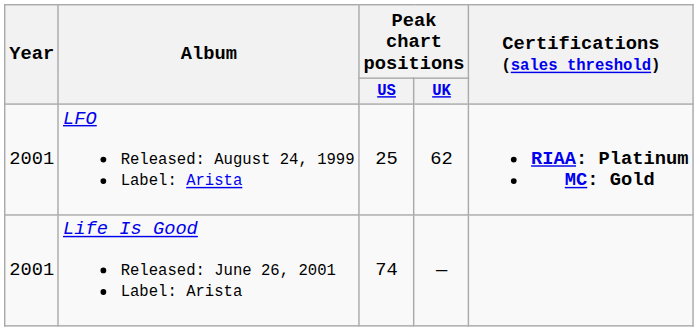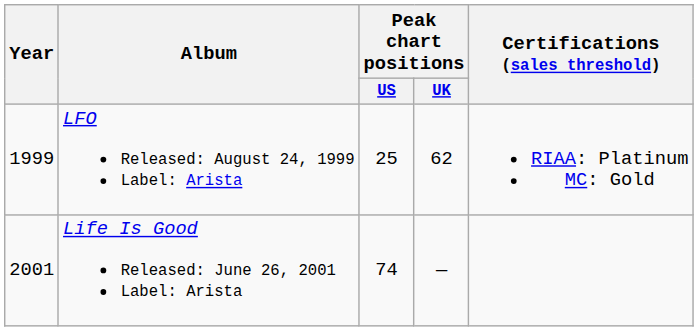(32, 159) 2001 -> (32, 159) 1999
(581, 170) bold -> (581, 170) normal
